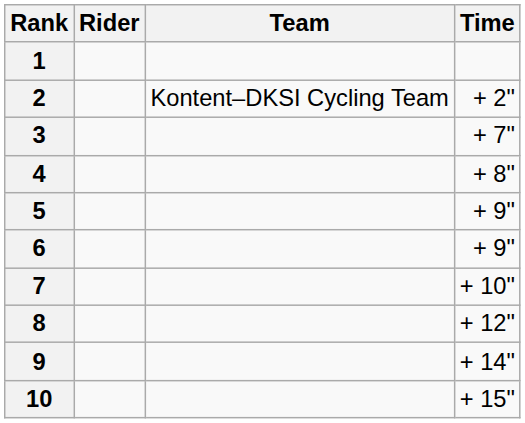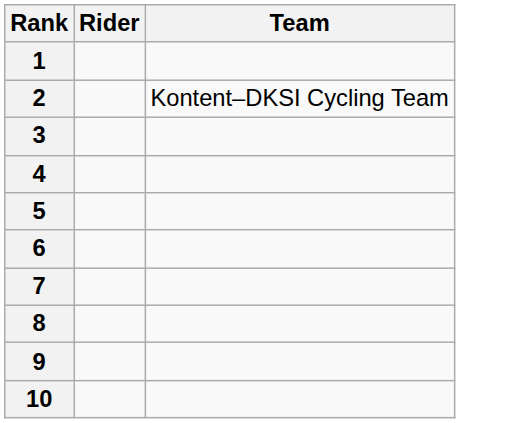- column: (487, 23)
